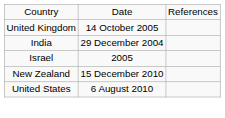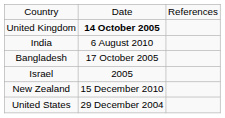(122, 27) normal -> (122, 27) bold
(122, 43) 29 December 2004 -> (122, 43) 6 August 2010
+ row: (41, 58)
(122, 89) 6 August 2010 -> (122, 105) 29 December 2004
